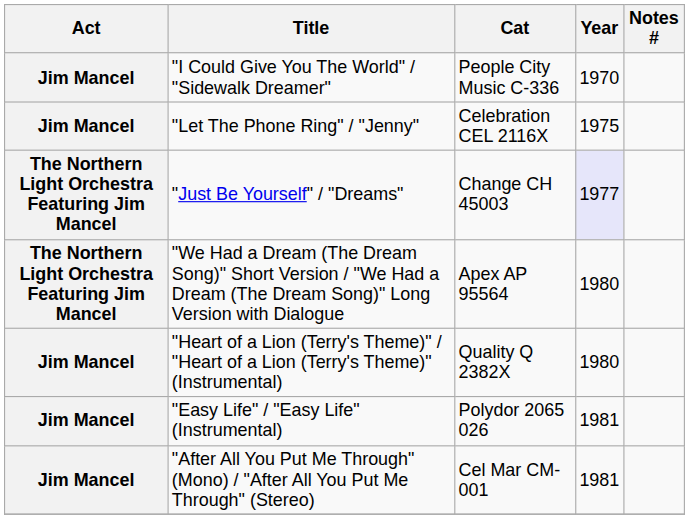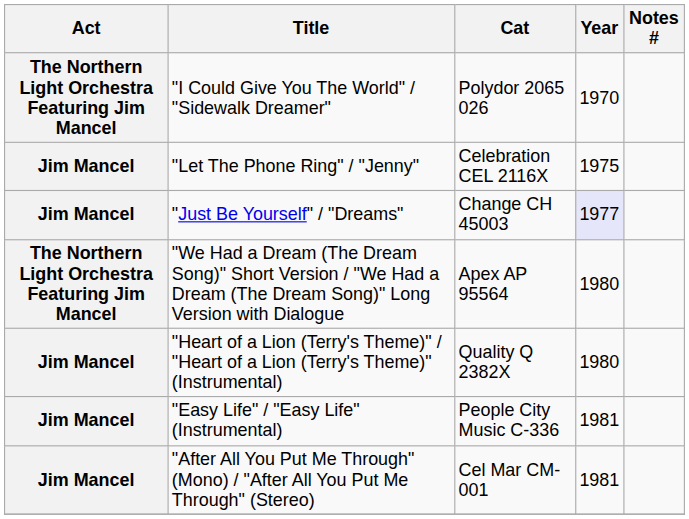(86, 77) Jim Mancel -> (86, 97) The Northern Light Orchestra Featuring Jim Mancel
(509, 77) People City Music C-336 -> (511, 97) Polydor 2065 026
(86, 194) The Northern Light Orchestra Featuring Jim Mancel -> (86, 214) Jim Mancel
(511, 421) Polydor 2065 026 -> (509, 421) People City Music C-336
